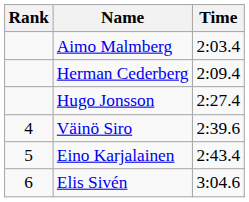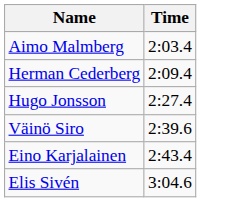- column: (29, 18)
